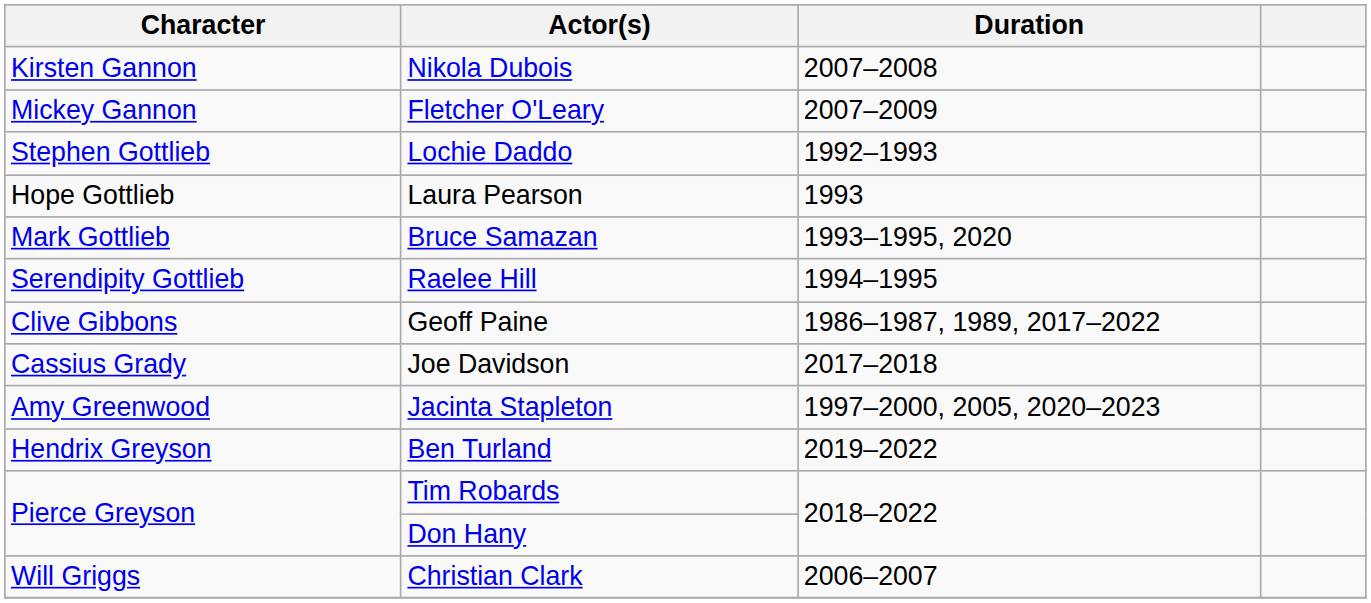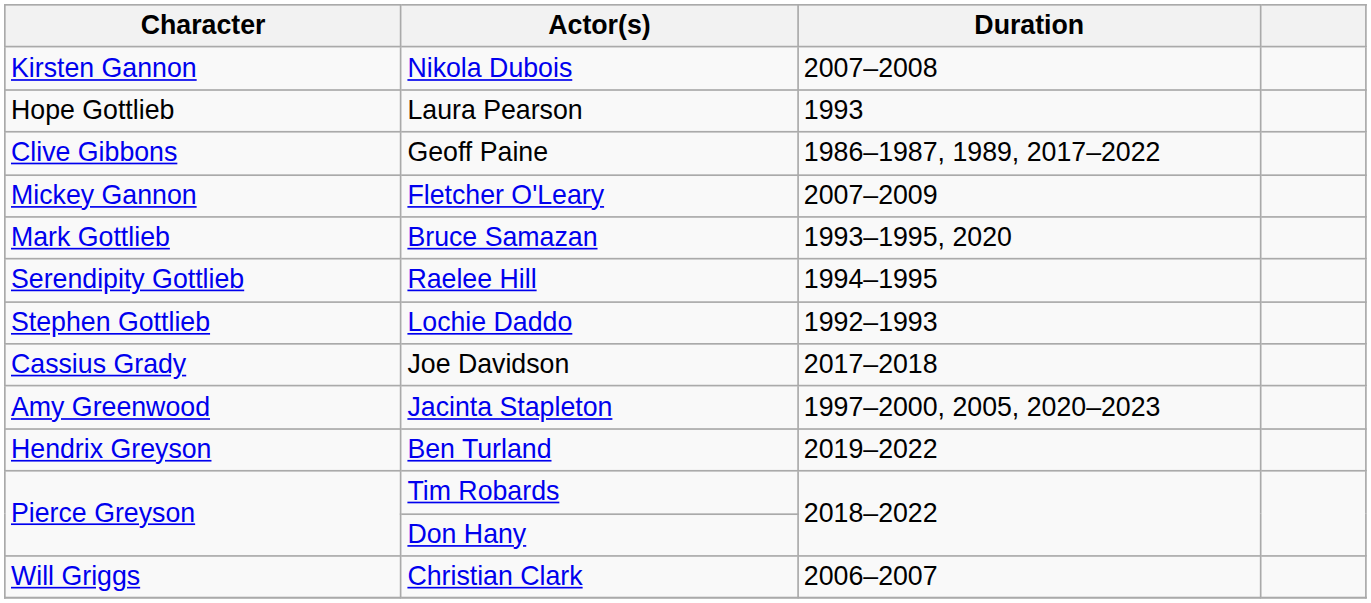rows swapped: (506, 110) <-> (495, 195)
rows swapped: (478, 322) <-> (490, 152)
